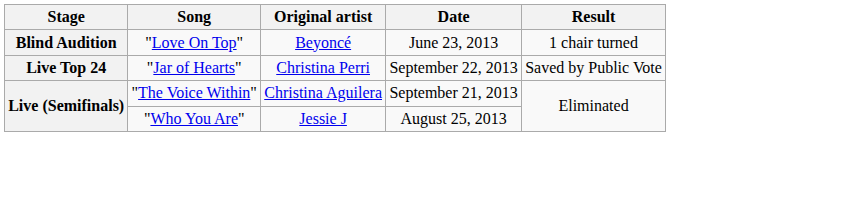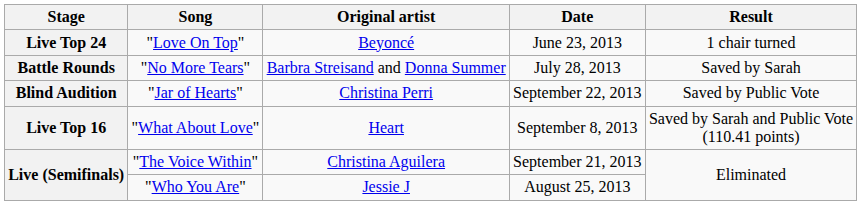(66, 42) Blind Audition -> (66, 42) Live Top 24
+ row: (195, 67)
(66, 67) Live Top 24 -> (66, 93) Blind Audition
+ row: (195, 127)
